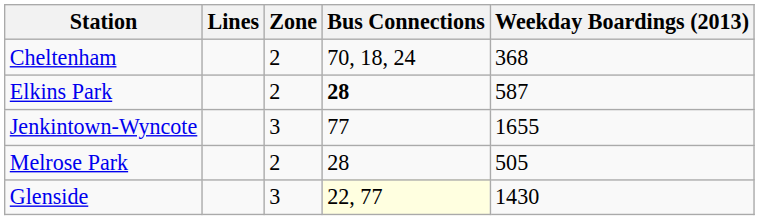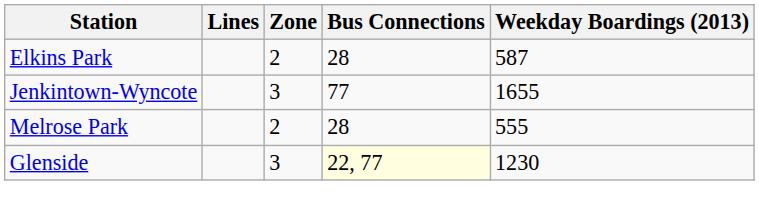- row: (63, 57)
(338, 92) bold -> (338, 57) normal
(512, 162) 505 -> (512, 127) 555
(517, 197) 1430 -> (517, 162) 1230
